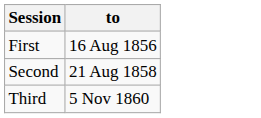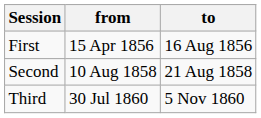+ column: (113, 17)
